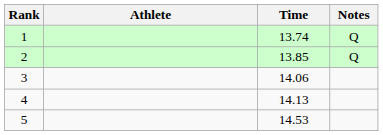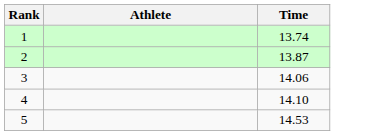- column: (354, 15)
(294, 57) 13.85 -> (294, 57) 13.87
(294, 99) 14.13 -> (294, 99) 14.10
